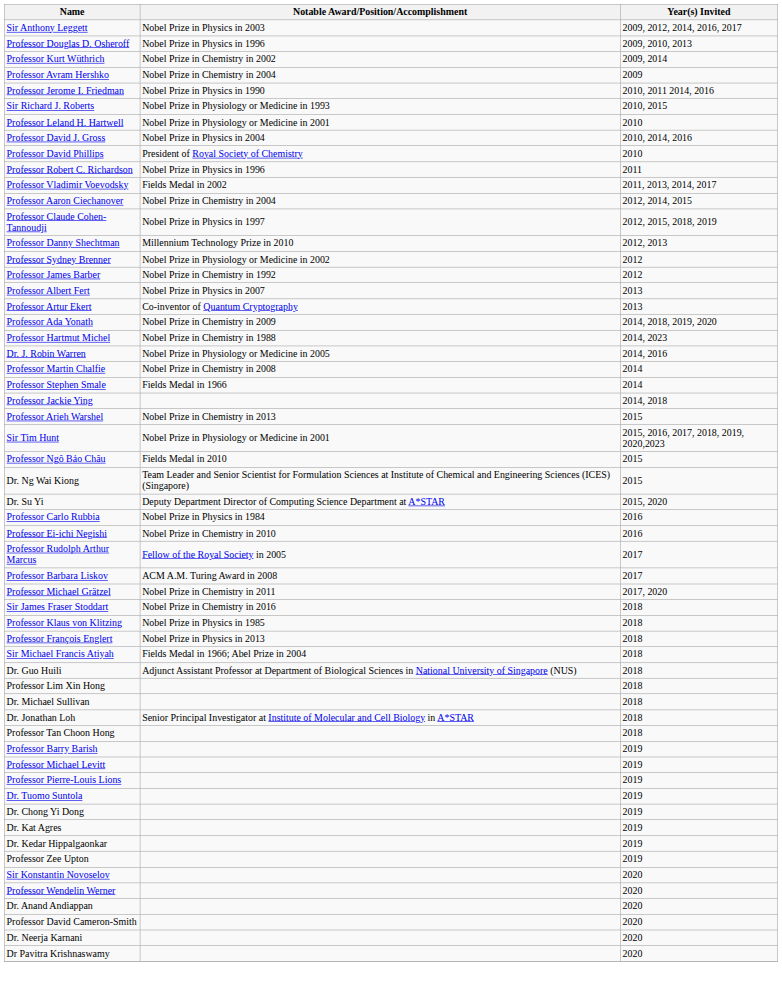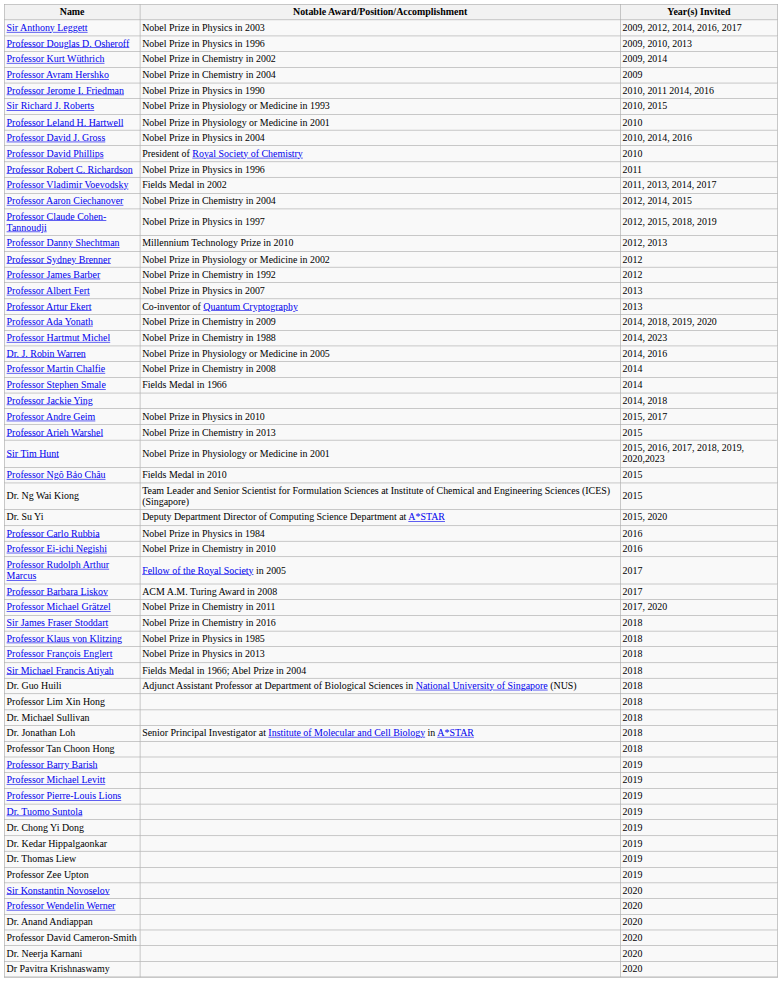+ row: (51, 416)
- row: (34, 827)
+ row: (41, 859)
